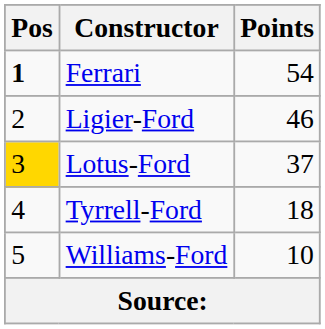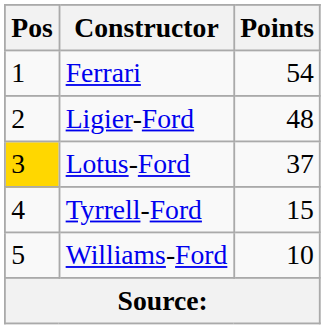(18, 73) bold -> (18, 73) normal
(300, 118) 46 -> (300, 118) 48
(300, 209) 18 -> (300, 209) 15
